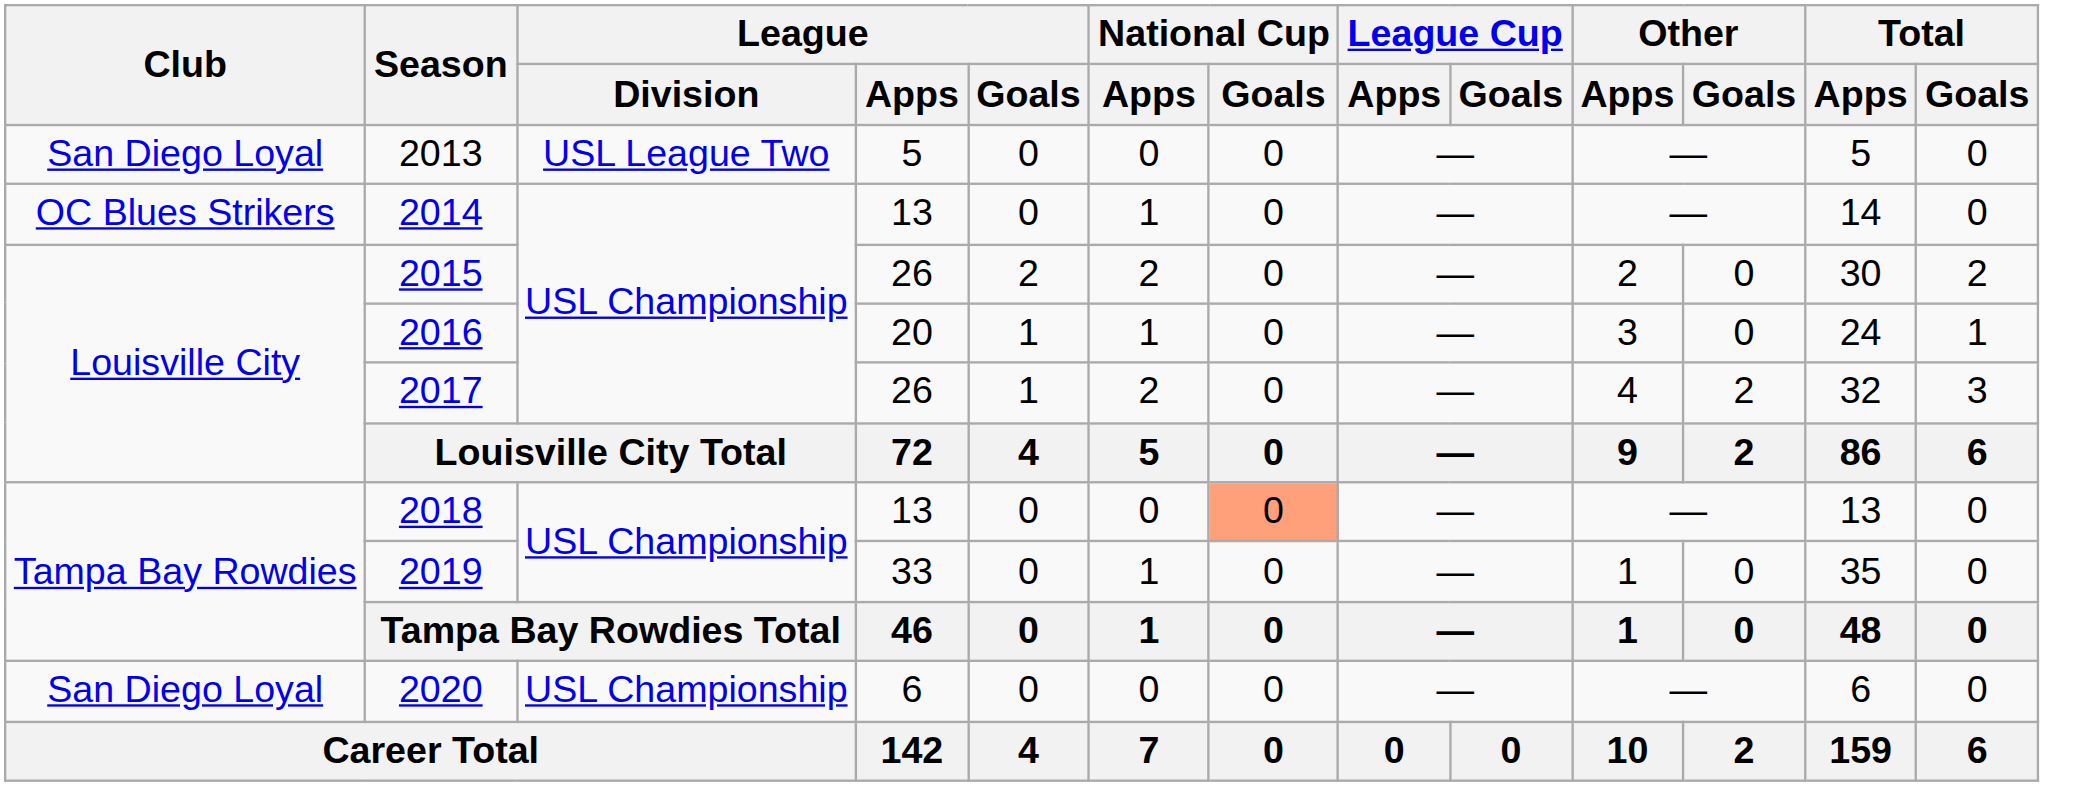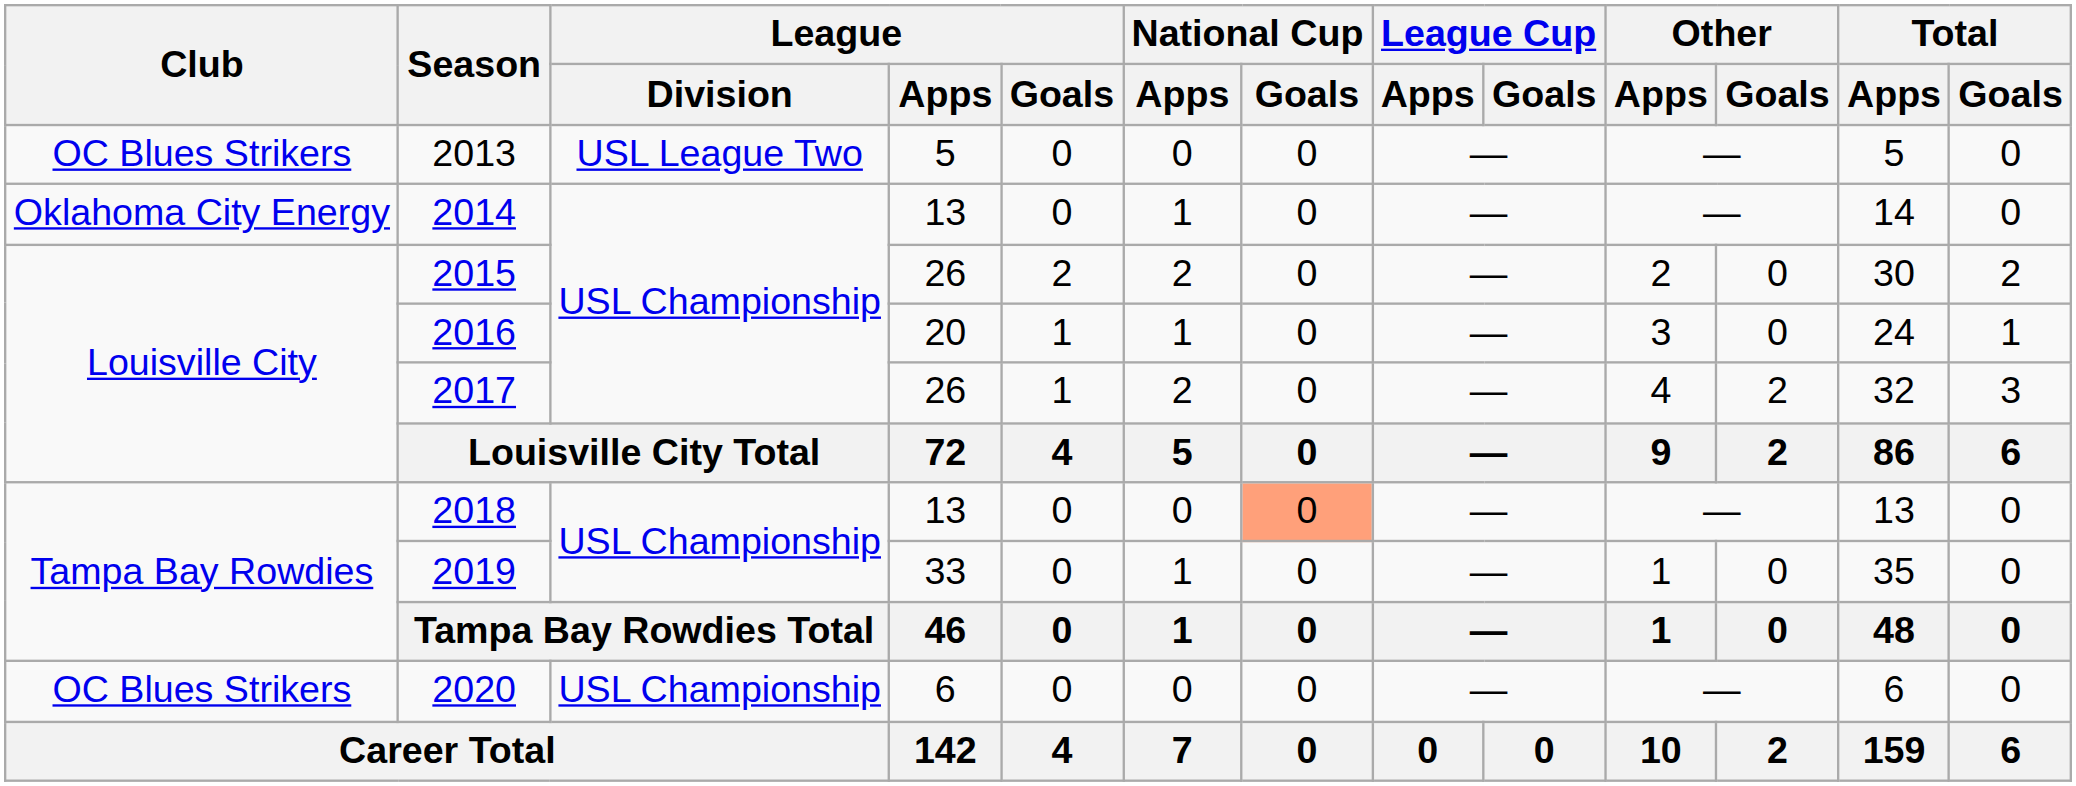(185, 153) San Diego Loyal -> (202, 153) OC Blues Strikers
(185, 213) OC Blues Strikers -> (202, 213) Oklahoma City Energy
(185, 690) San Diego Loyal -> (202, 690) OC Blues Strikers
